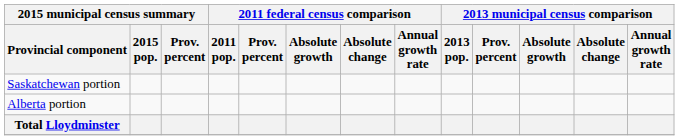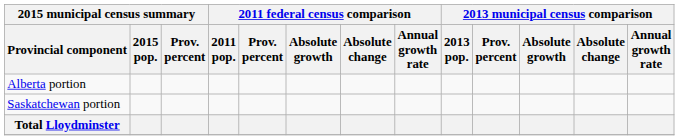rows swapped: (47, 104) <-> (64, 84)
